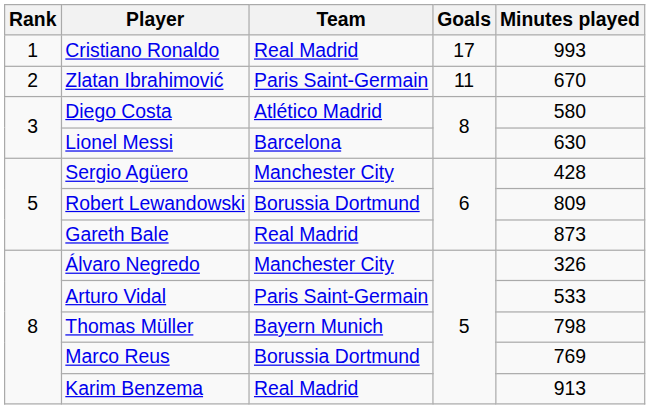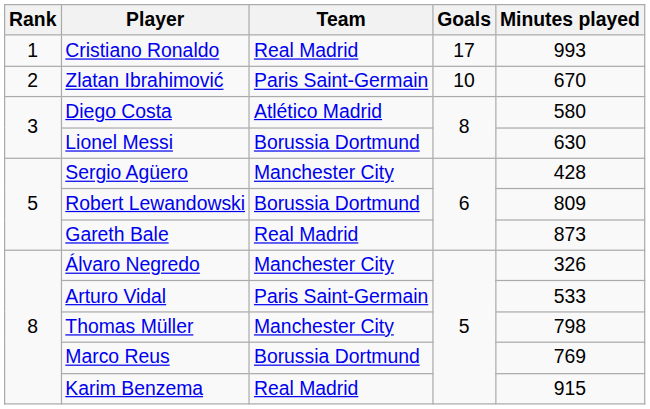(464, 81) 11 -> (464, 81) 10
(298, 142) Barcelona -> (337, 142) Borussia Dortmund
(319, 326) Bayern Munich -> (324, 326) Manchester City
(570, 388) 913 -> (570, 388) 915
